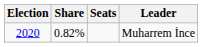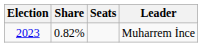(28, 32) 2020 -> (28, 32) 2023
